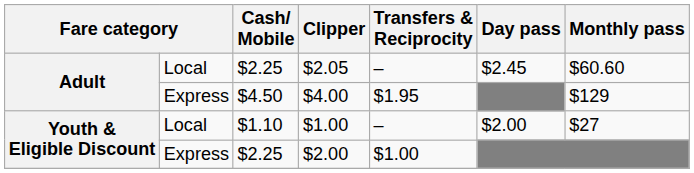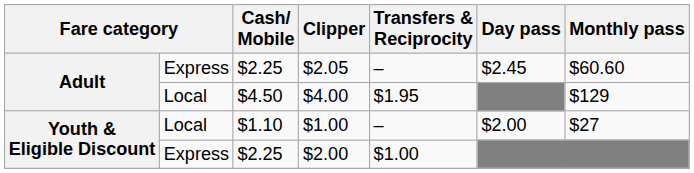(185, 67) Local -> (196, 67) Express
(196, 96) Express -> (185, 96) Local
